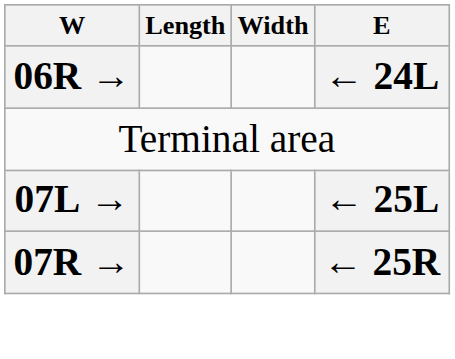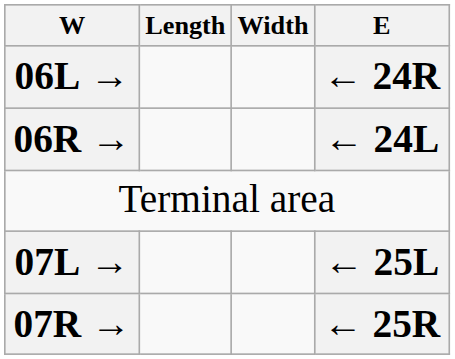+ row: (72, 76)
